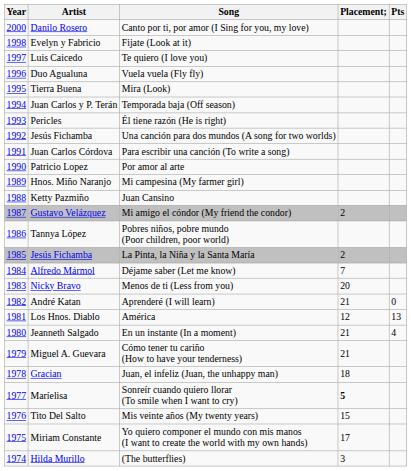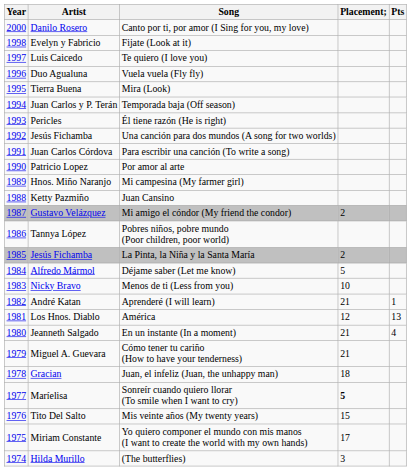(343, 270) 7 -> (343, 270) 5
(345, 286) 20 -> (345, 286) 10
(394, 301) 0 -> (394, 301) 1
